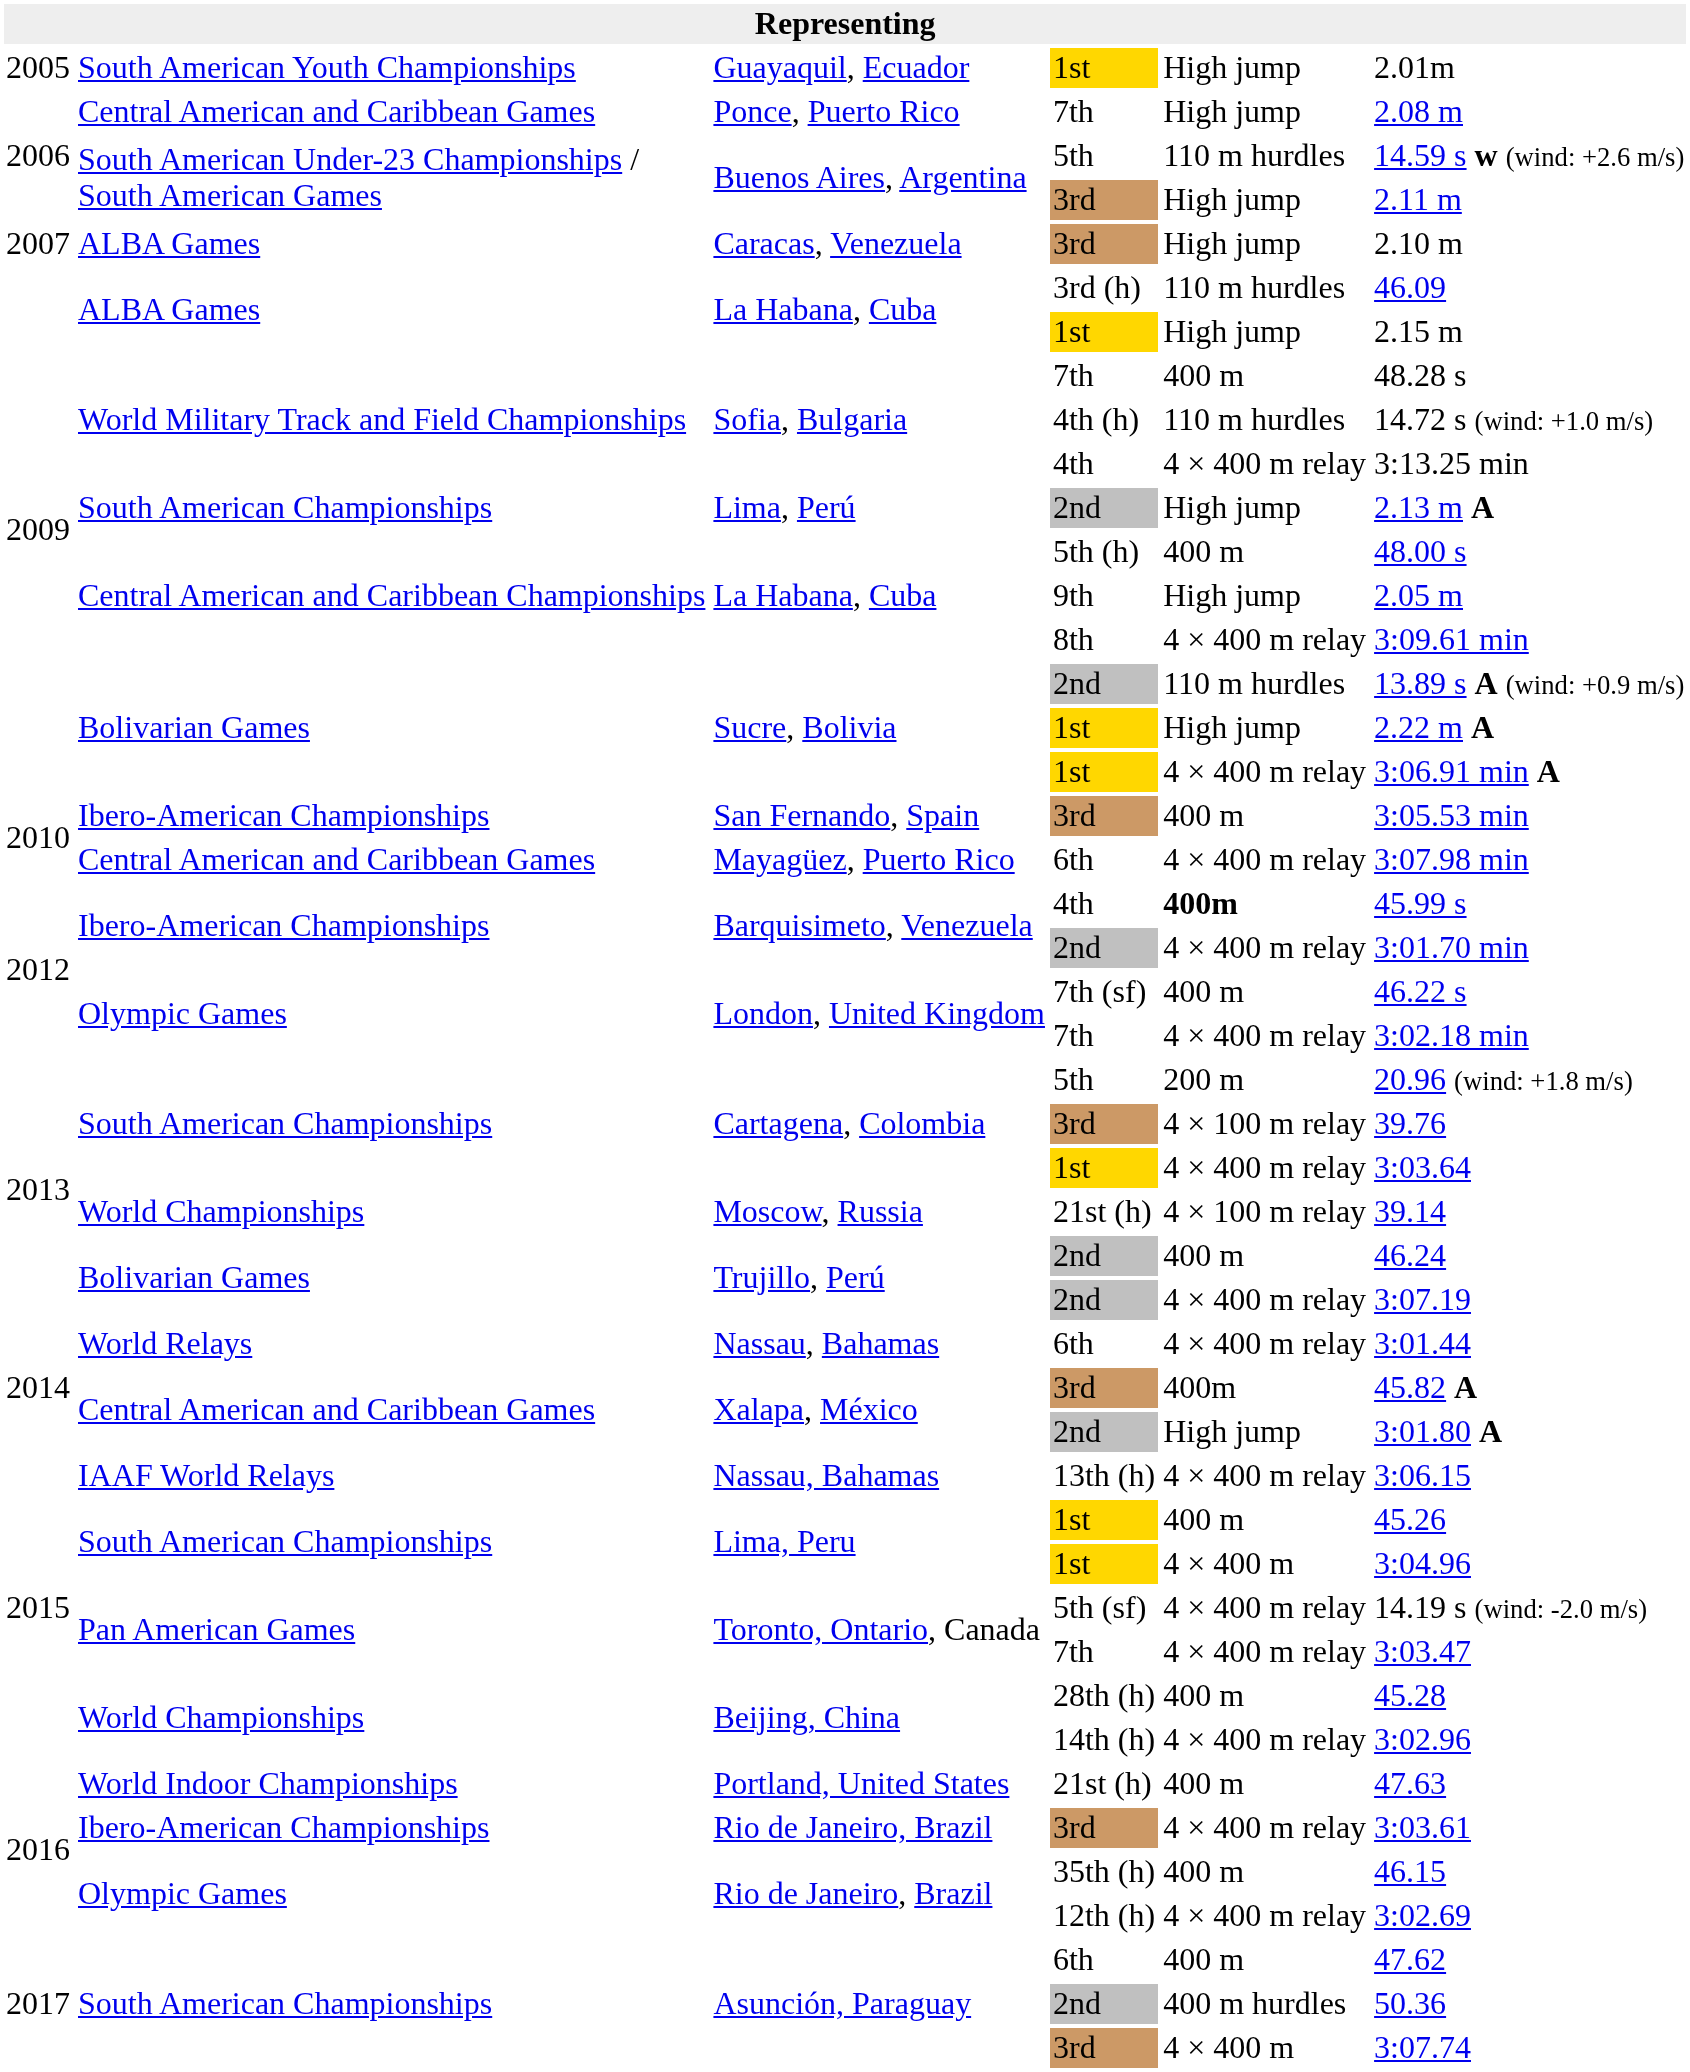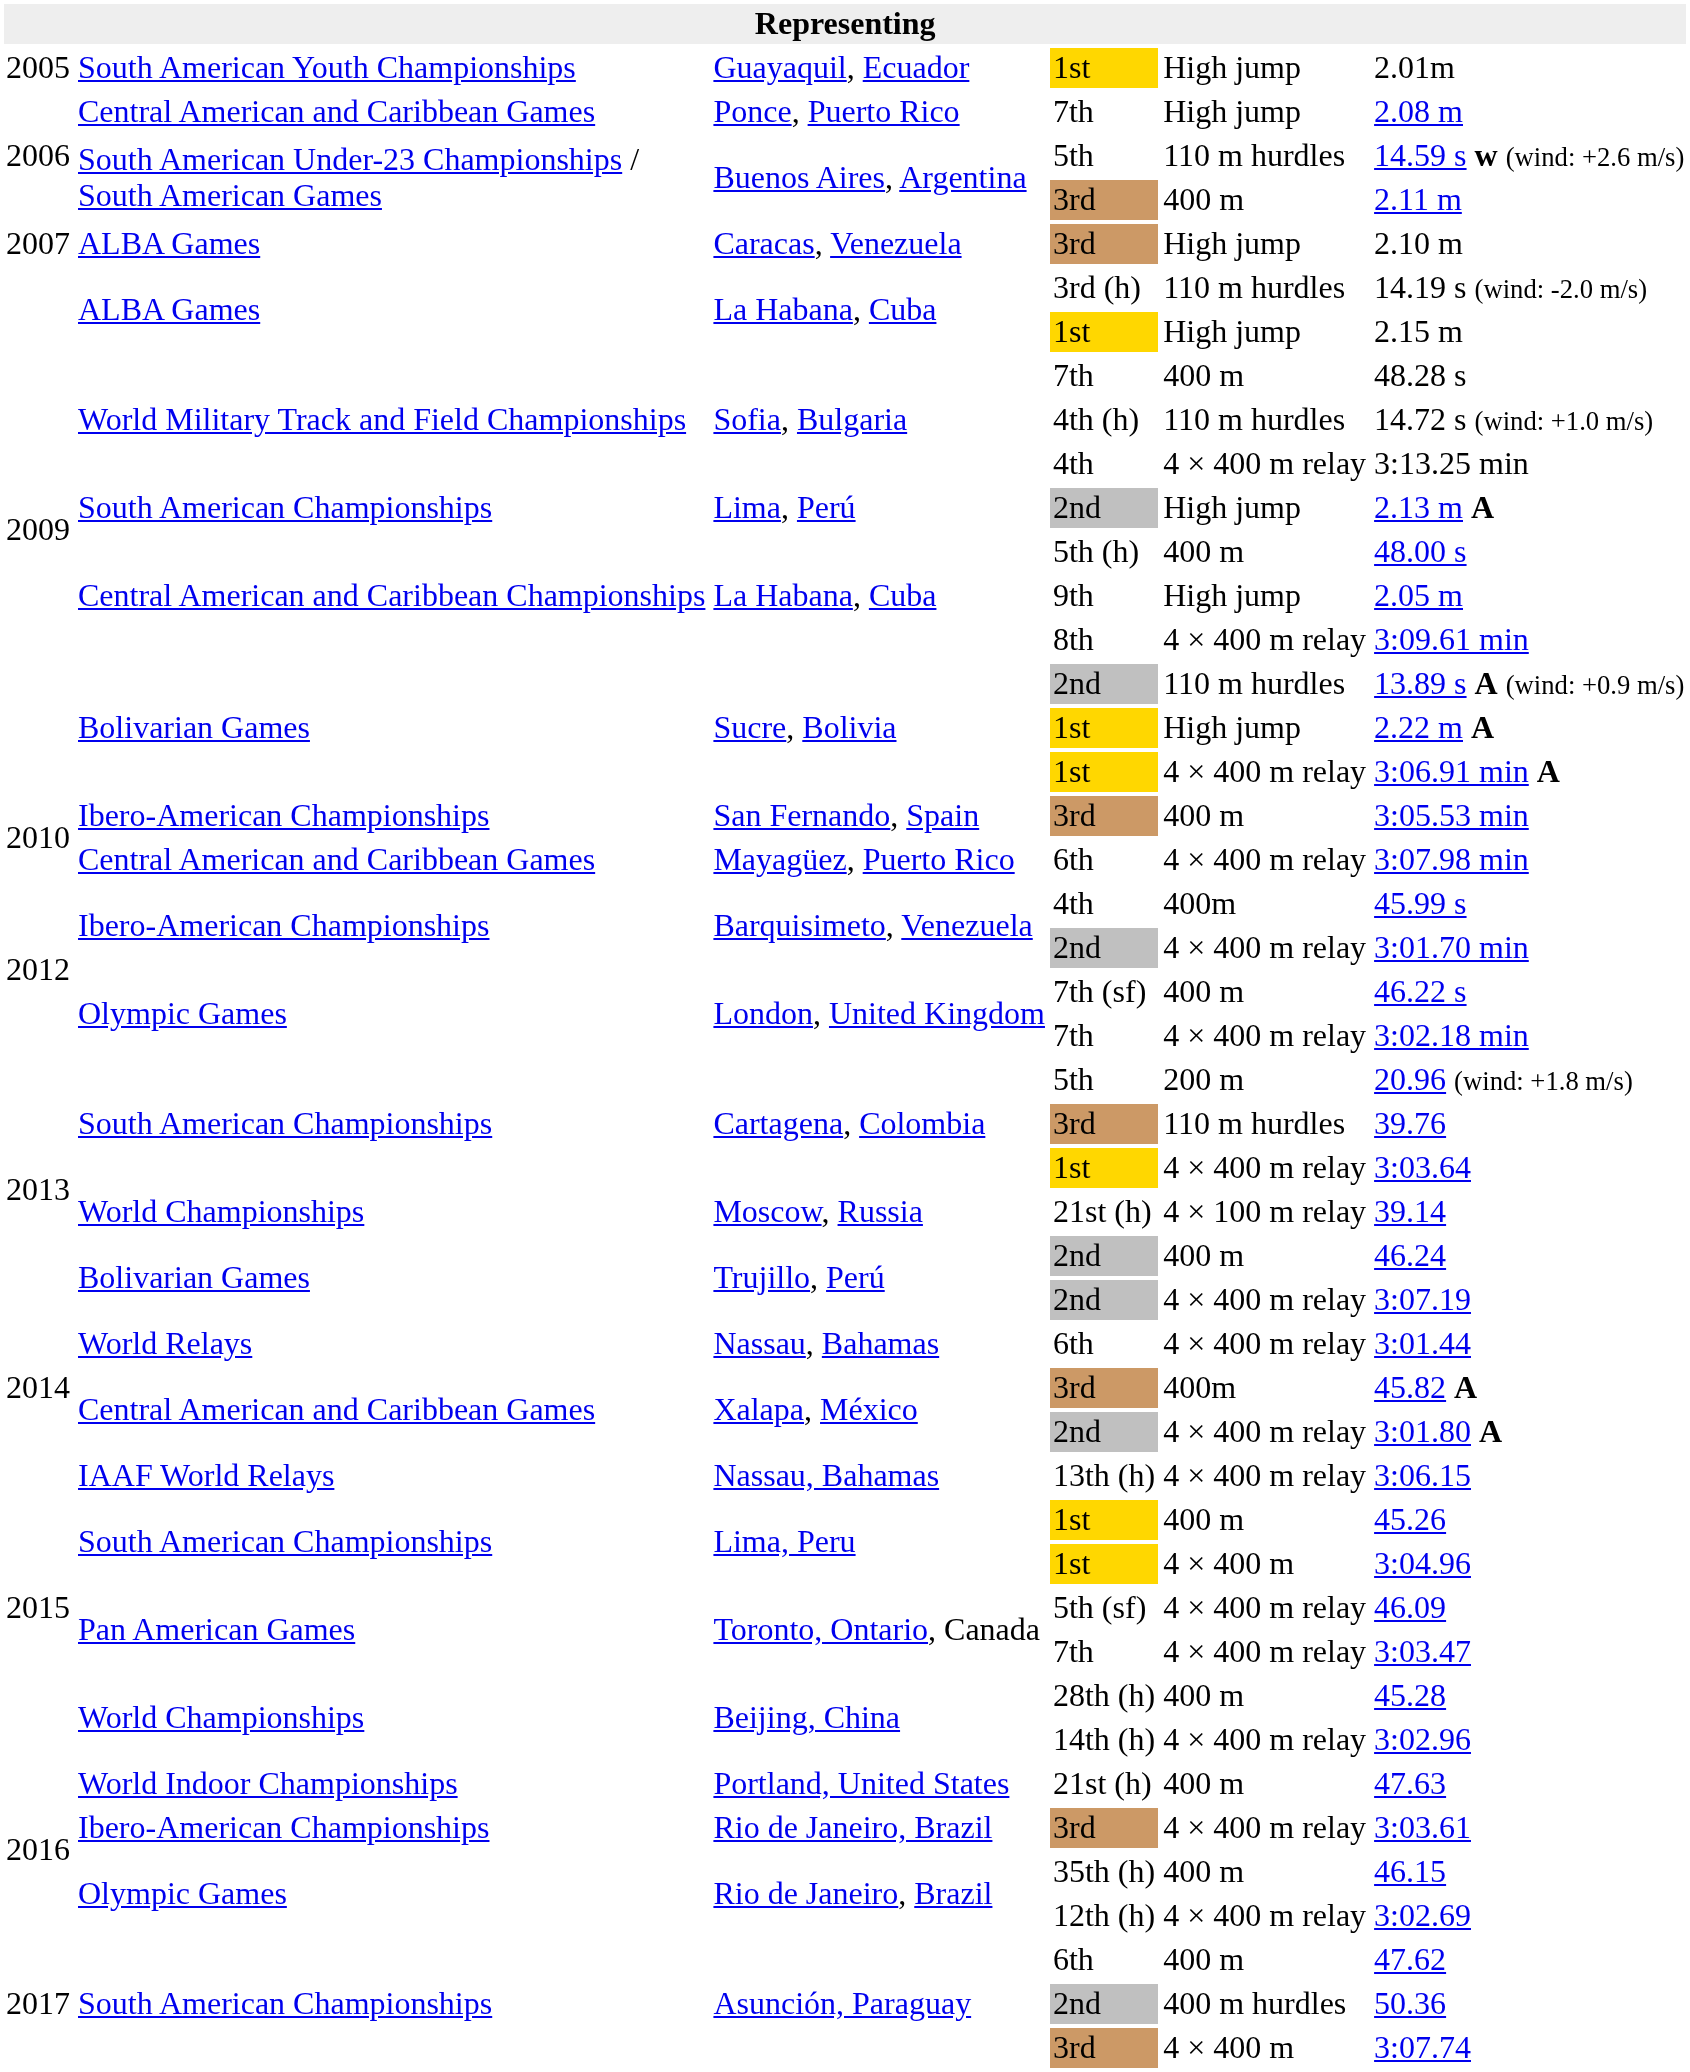(1232, 199) High jump -> (1204, 199) 400 m
(1410, 287) 46.09 -> (1511, 287) 14.19 s (wind: -2.0 m/s)
(1201, 903) bold -> (1200, 903) normal
(1265, 1123) 4 × 100 m relay -> (1254, 1123) 110 m hurdles
(1232, 1431) High jump -> (1265, 1431) 4 × 400 m relay
(1511, 1607) 14.19 s (wind: -2.0 m/s) -> (1410, 1607) 46.09
